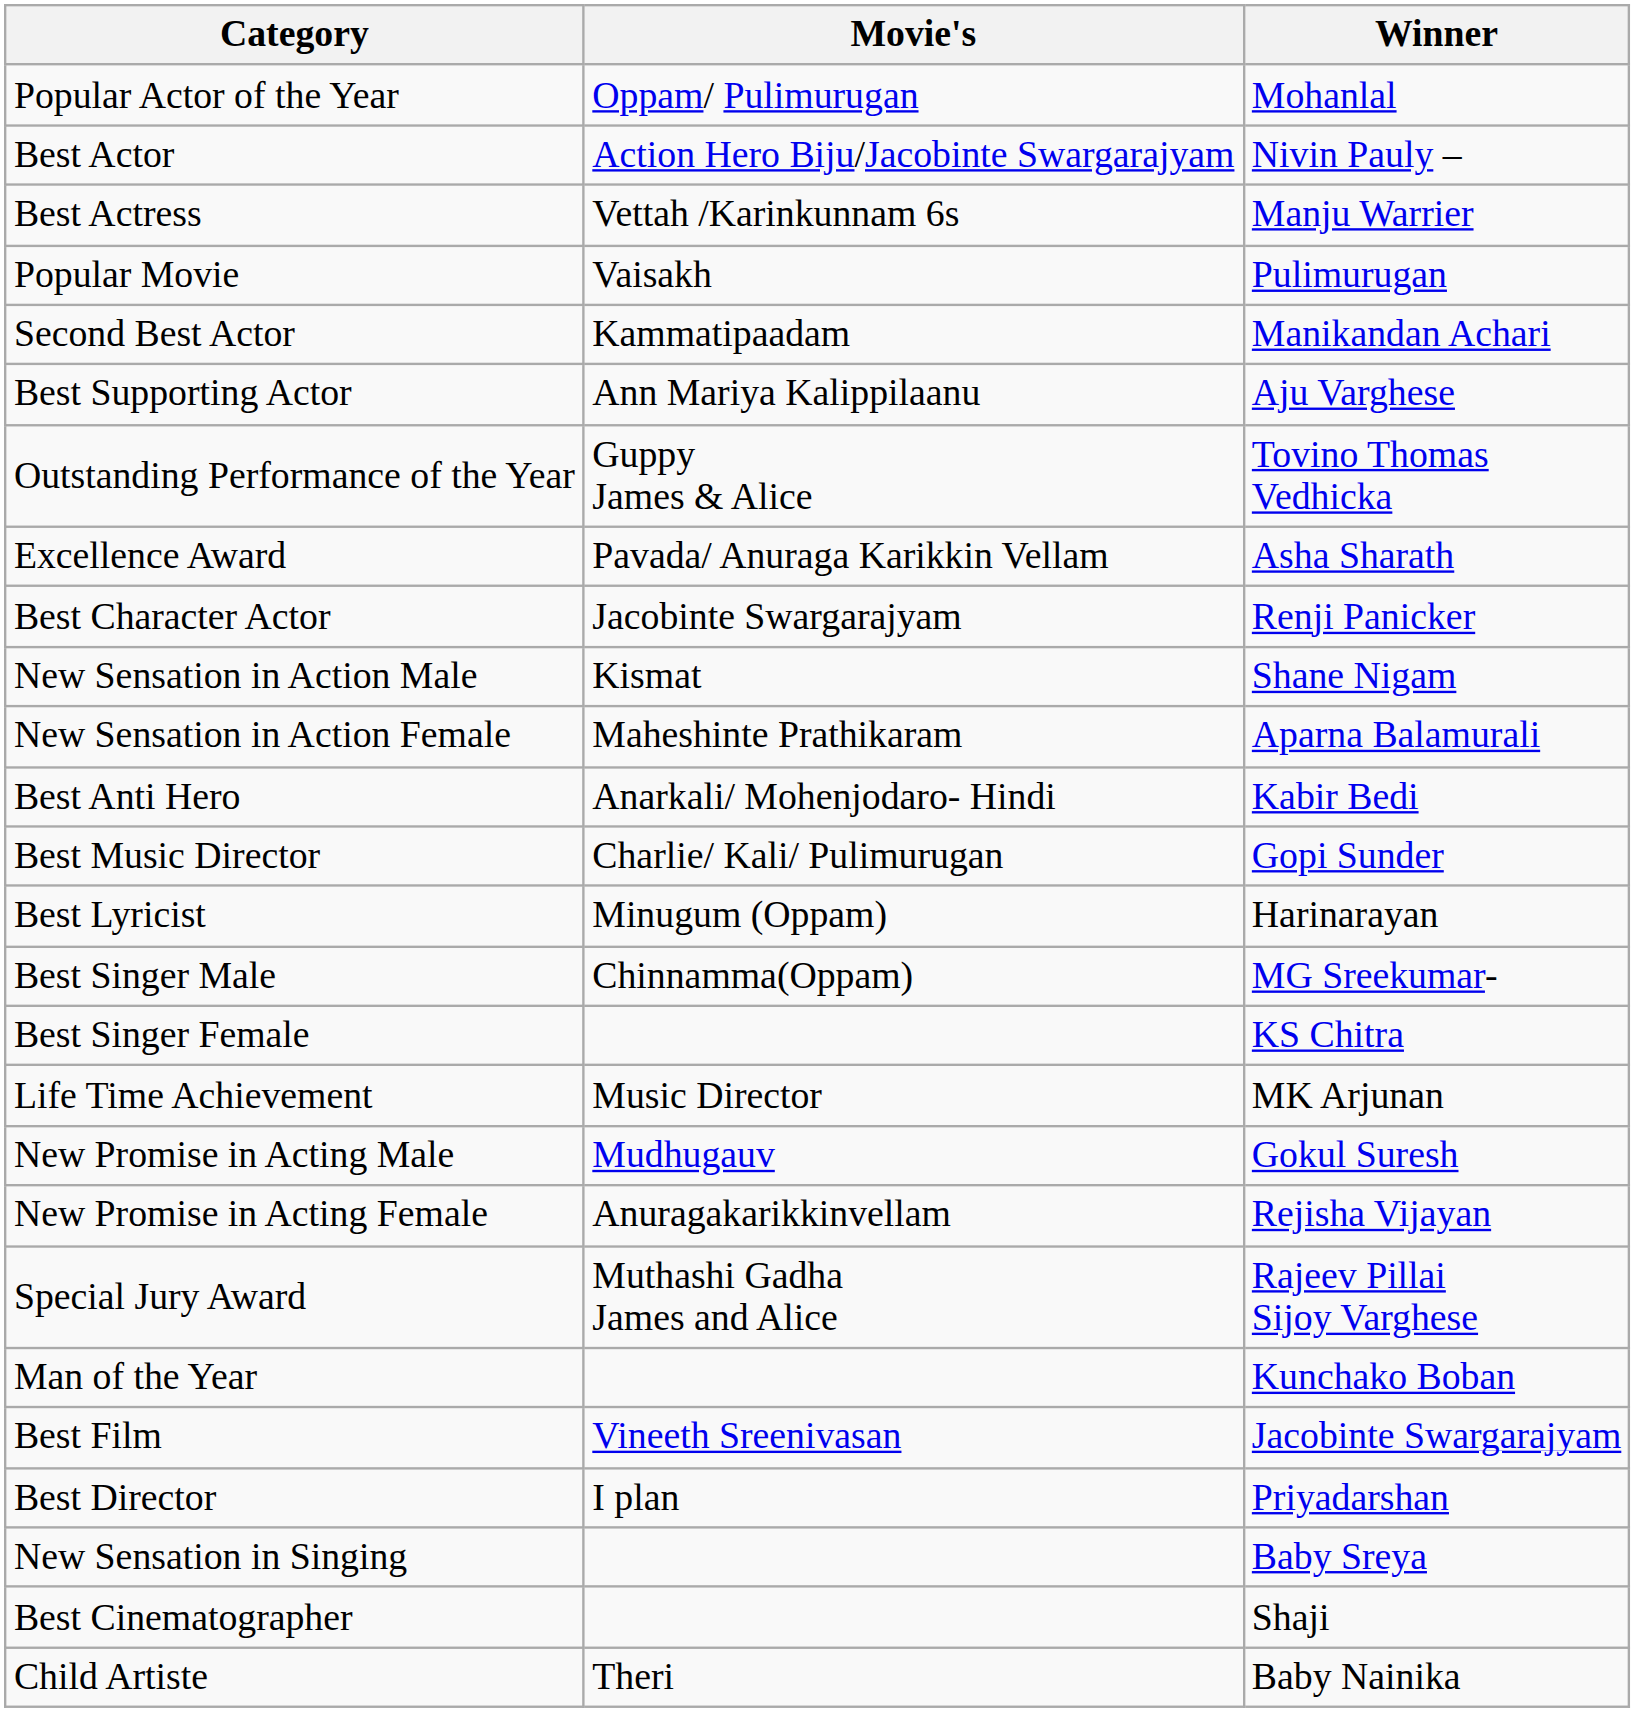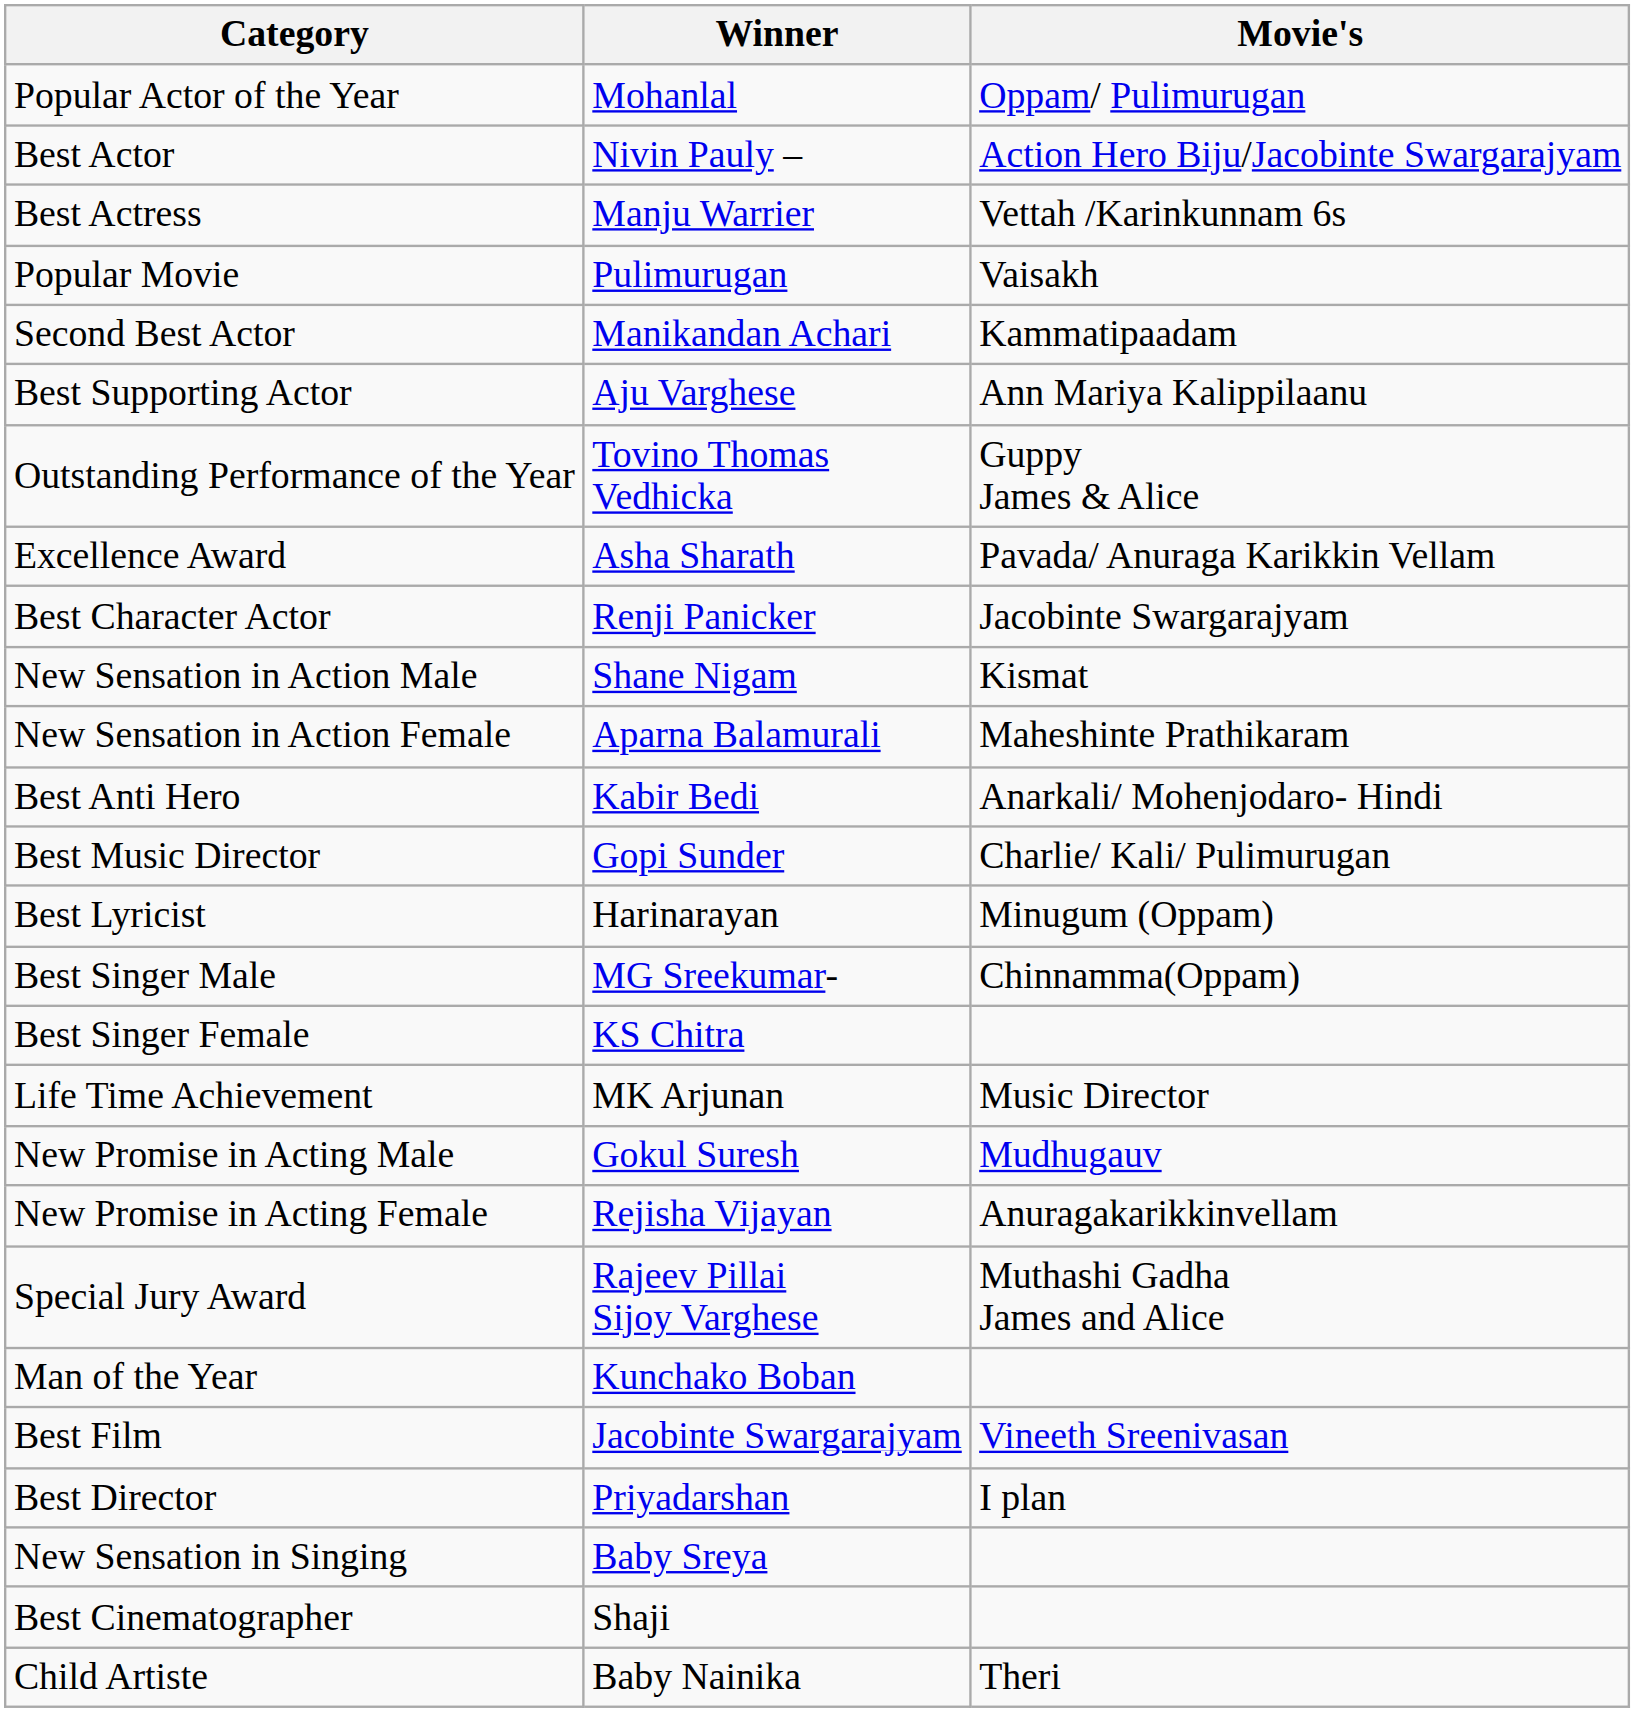columns swapped: (1437, 34) <-> (913, 34)
